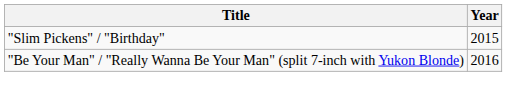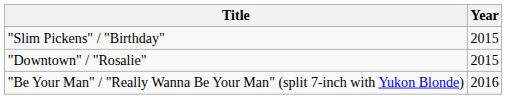+ row: (77, 60)
